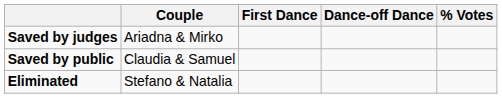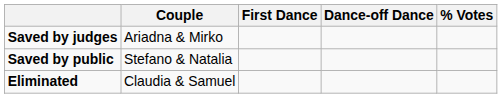(180, 59) Claudia & Samuel -> (178, 59) Stefano & Natalia
(178, 81) Stefano & Natalia -> (180, 81) Claudia & Samuel
